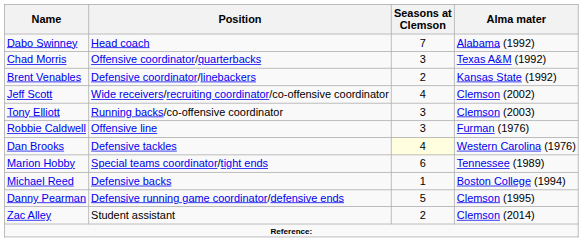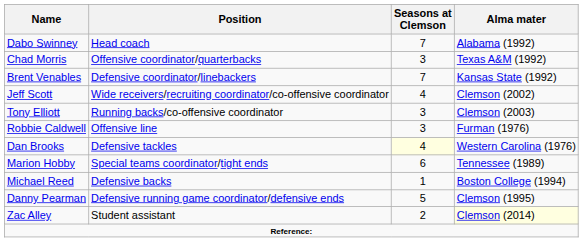(423, 77) 2 -> (423, 77) 7
(496, 216) no background -> (496, 216) lightyellow background
